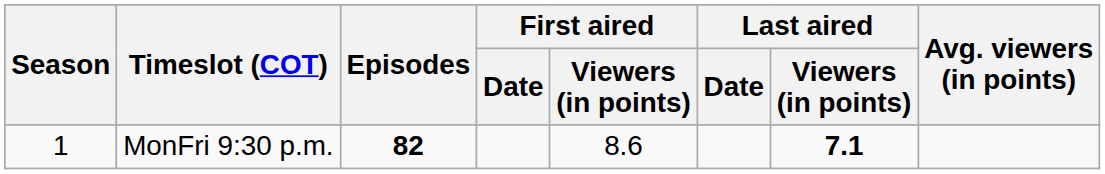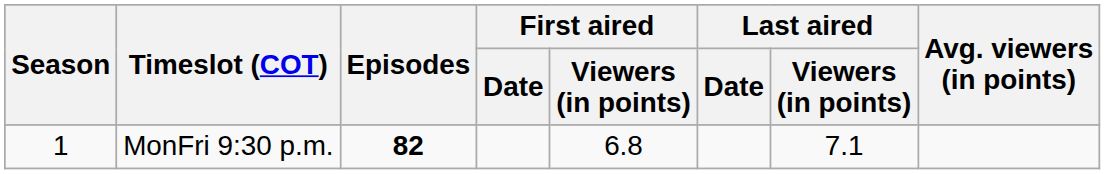(623, 146) 8.6 -> (623, 146) 6.8
(844, 146) bold -> (844, 146) normal
